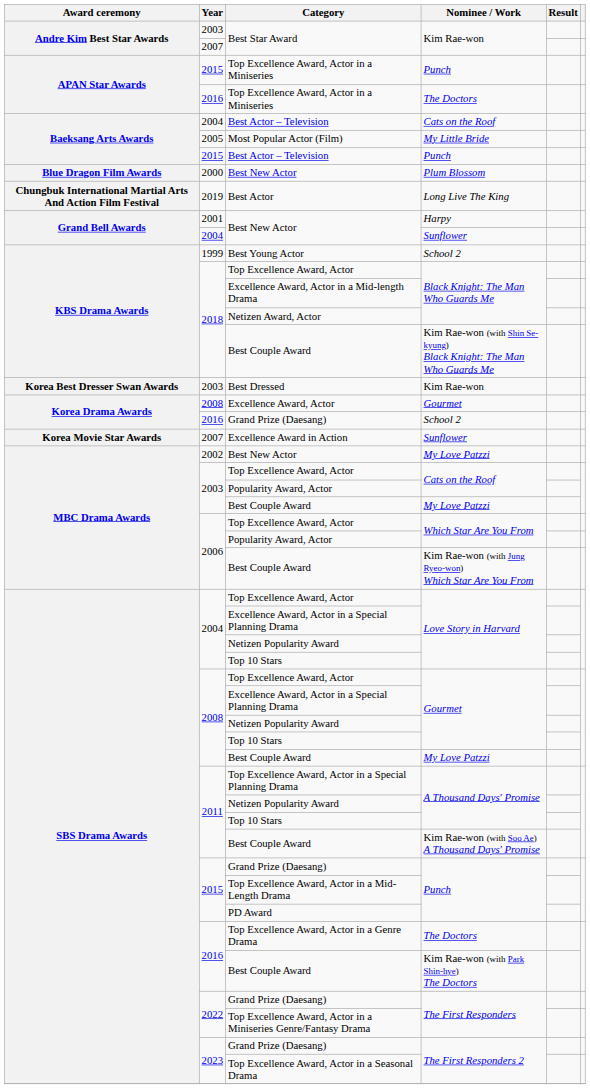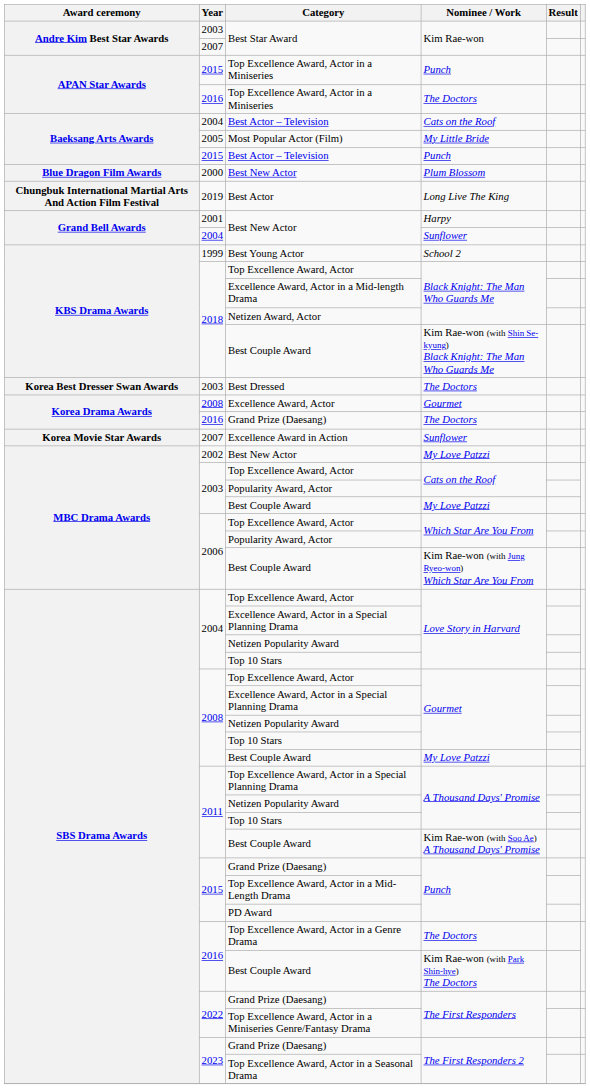(454, 386) Kim Rae-won -> (450, 386) The Doctors
(442, 420) School 2 -> (450, 420) The Doctors
